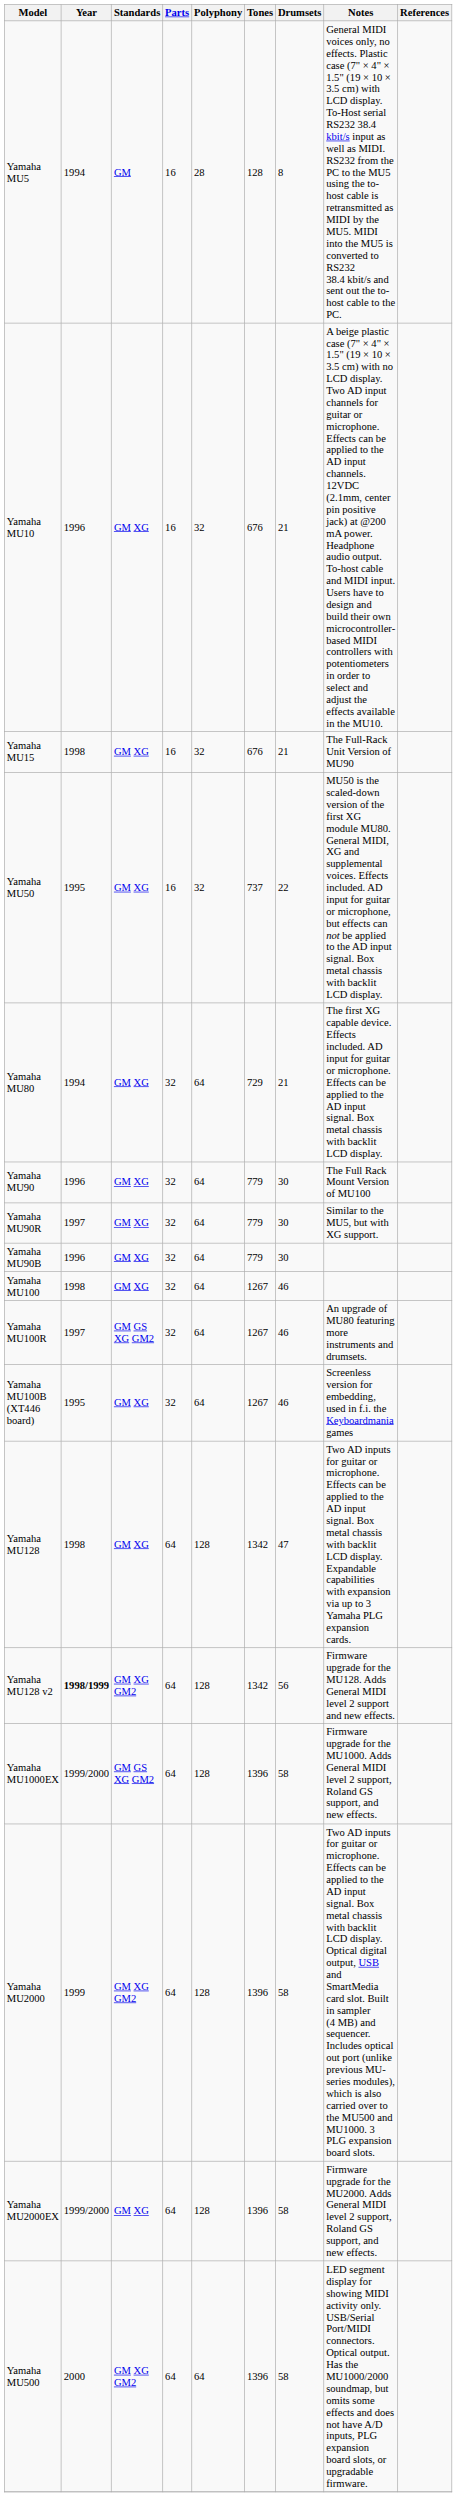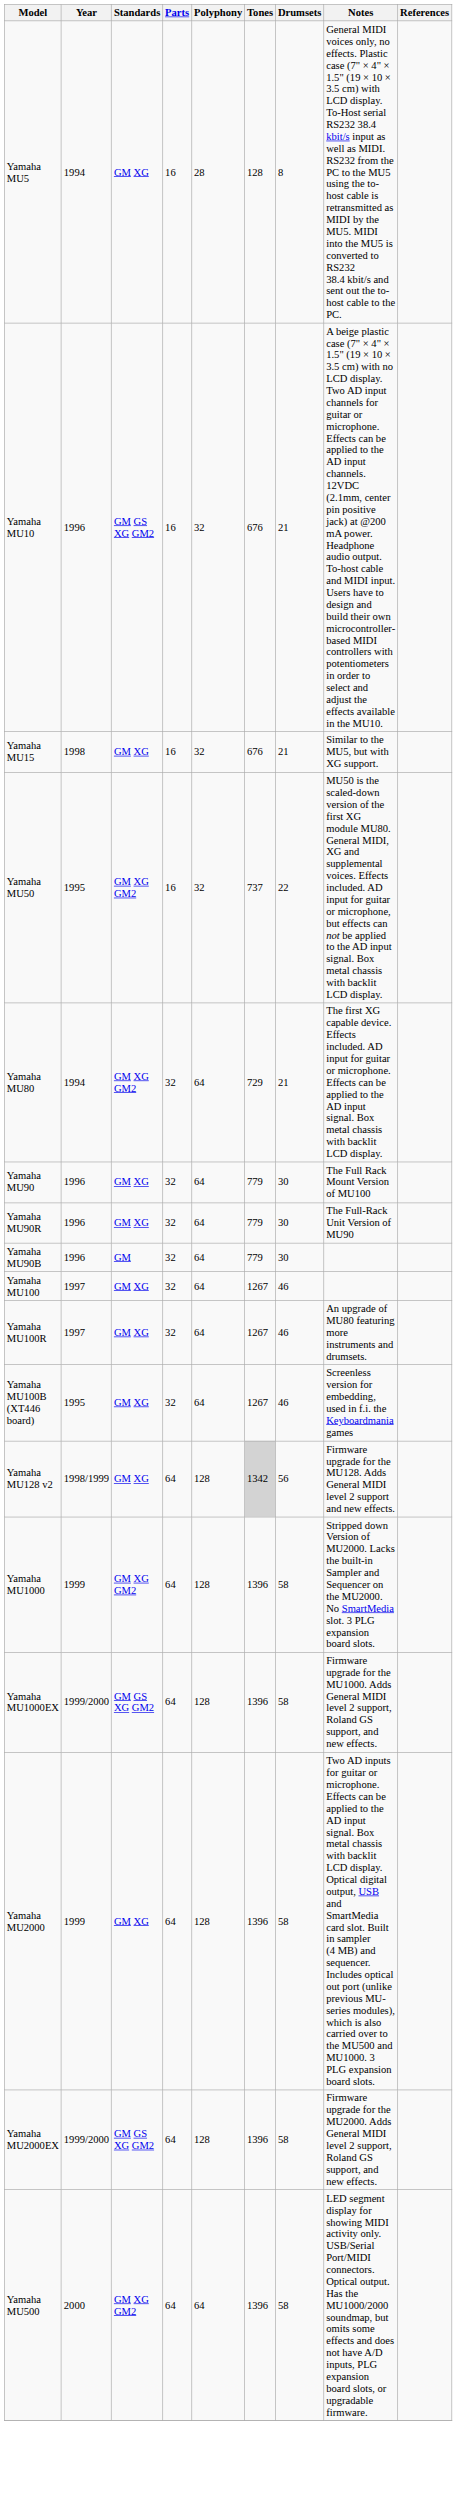(122, 172) GM -> (131, 172) GM XG
(131, 527) GM XG -> (134, 527) GM GS XG GM2
(359, 752) The Full-Rack Unit Version of MU90 -> (357, 752) Similar to the MU5, but with XG support.
(131, 887) GM XG -> (131, 887) GM XG GM2
(131, 1082) GM XG -> (131, 1082) GM XG GM2
(74, 1223) 1997 -> (74, 1223) 1996
(357, 1223) Similar to the MU5, but with XG support. -> (359, 1223) The Full-Rack Unit Version of MU90
(131, 1257) GM XG -> (122, 1257) GM
(74, 1286) 1998 -> (74, 1286) 1997
(134, 1332) GM GS XG GM2 -> (131, 1332) GM XG
- row: (24, 1544)
(86, 1685) bold -> (86, 1479) normal
(131, 1685) GM XG GM2 -> (131, 1479) GM XG
(258, 1685) no background -> (258, 1479) lightgrey background
+ row: (26, 1584)
(131, 1992) GM XG GM2 -> (131, 1921) GM XG
(131, 2211) GM XG -> (134, 2140) GM GS XG GM2
